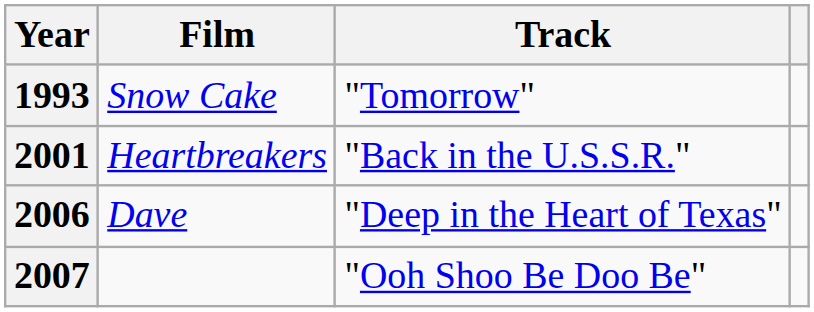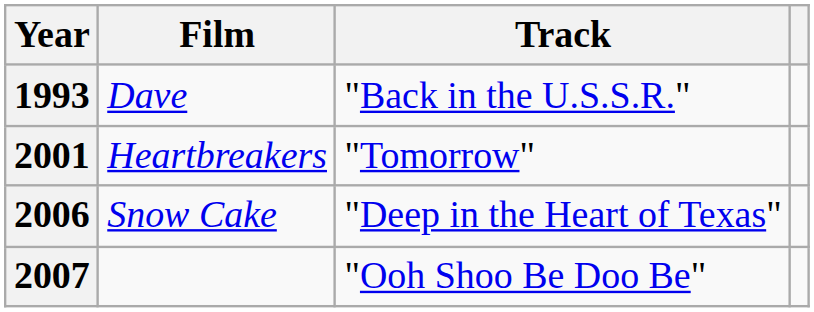(192, 94) Snow Cake -> (147, 94) Dave
(440, 94) "Tomorrow" -> (517, 94) "Back in the U.S.S.R."
(517, 154) "Back in the U.S.S.R." -> (440, 154) "Tomorrow"
(147, 214) Dave -> (192, 214) Snow Cake
